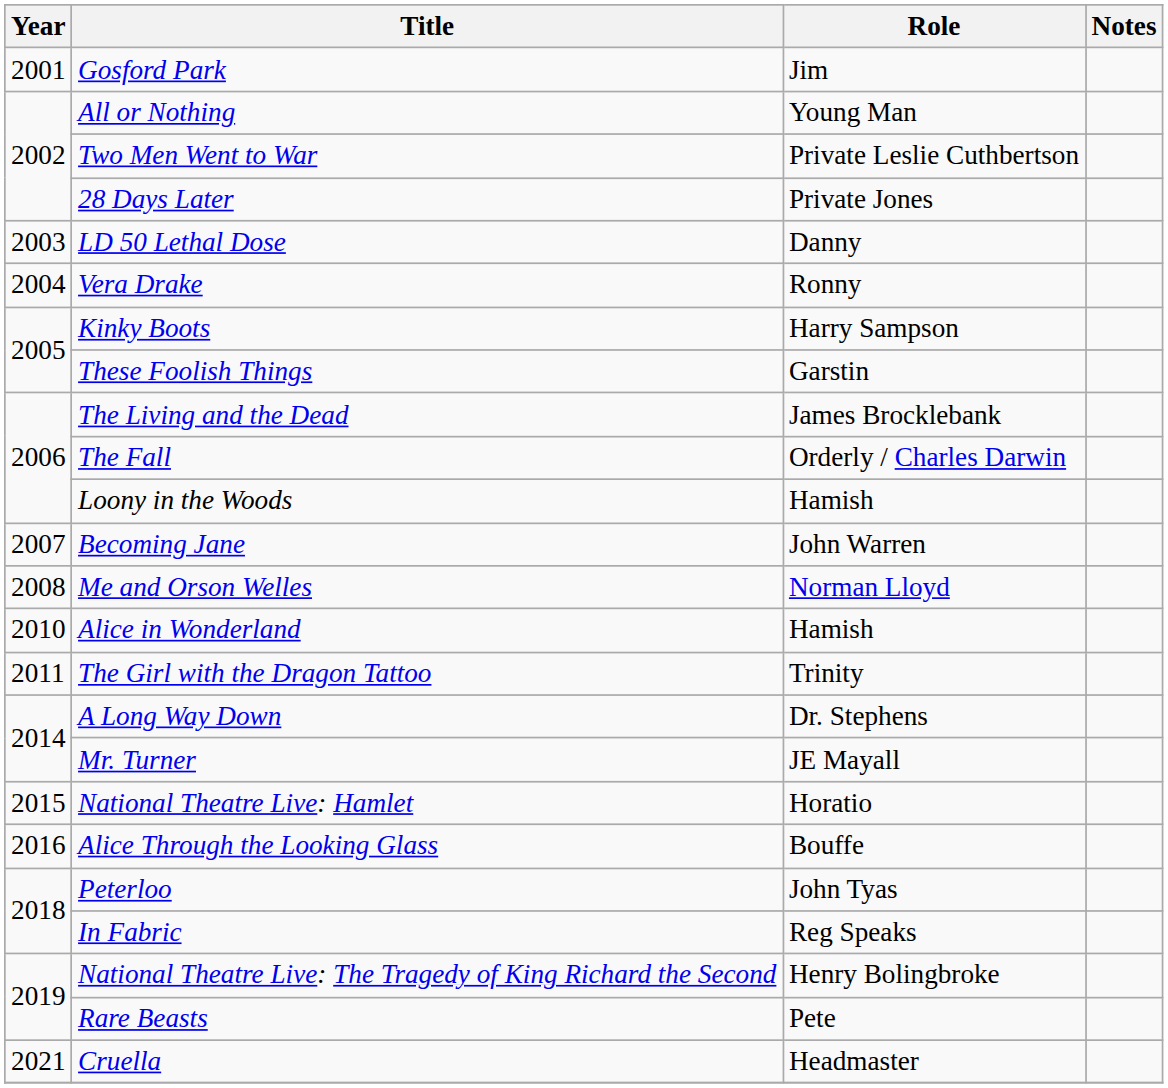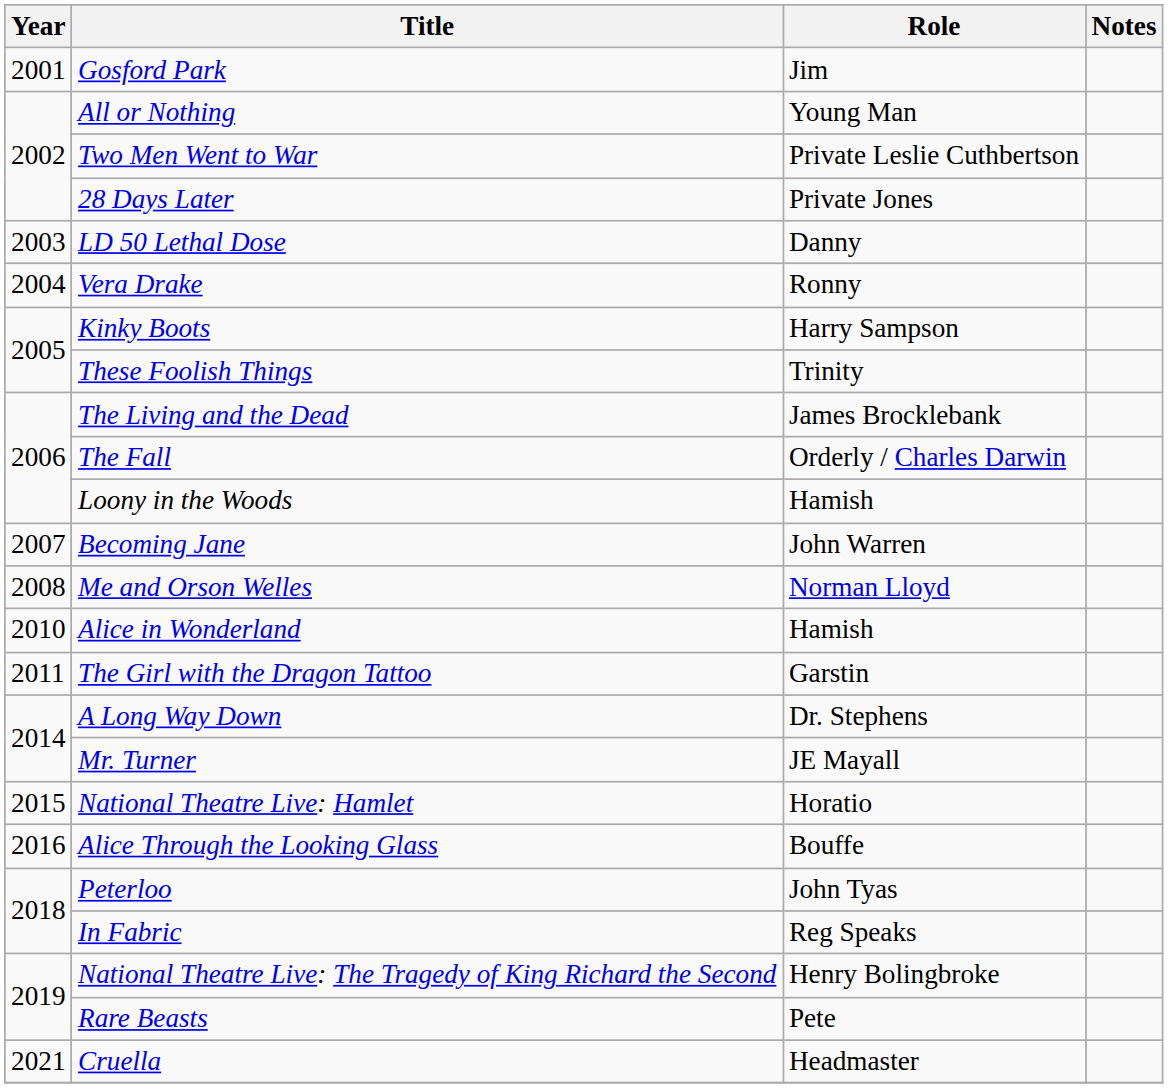(829, 371) Garstin -> (826, 371) Trinity
(826, 673) Trinity -> (829, 673) Garstin
